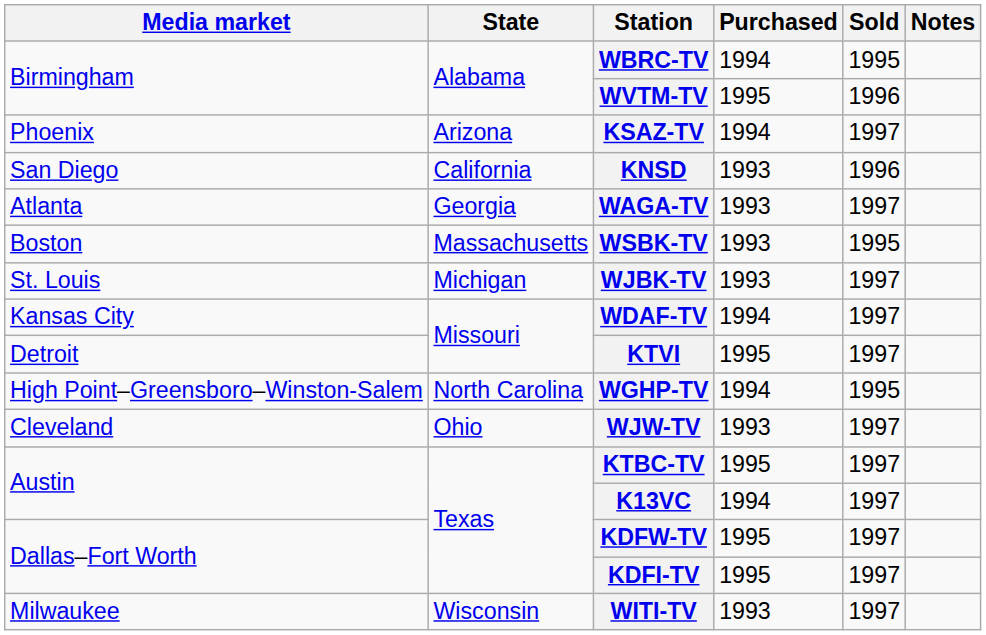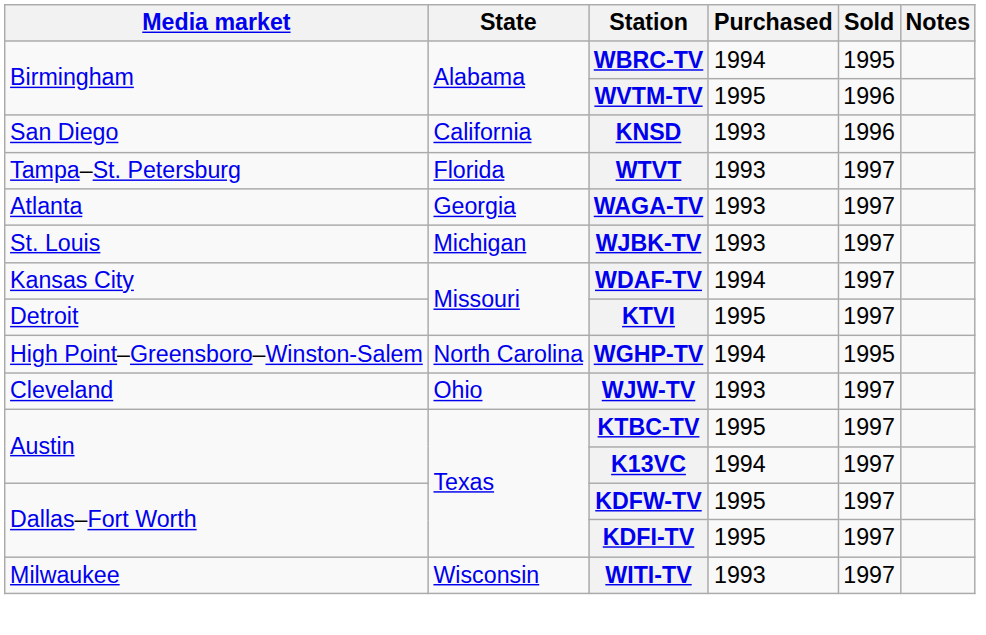- row: (654, 133)
+ row: (649, 170)
- row: (654, 243)
